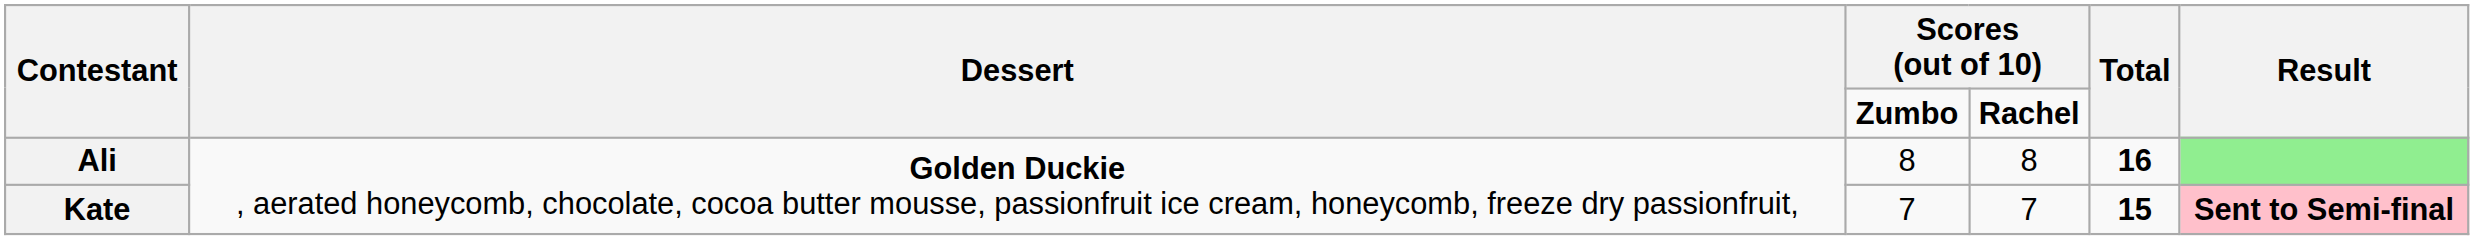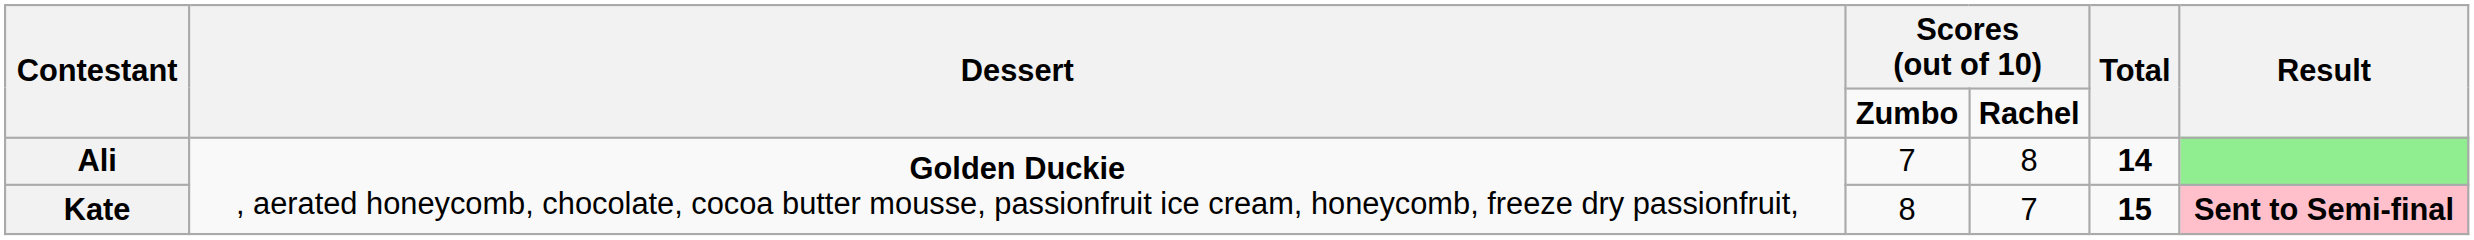(1907, 161) 8 -> (1907, 161) 7
(2135, 161) 16 -> (2135, 161) 14
(1907, 210) 7 -> (1907, 210) 8
